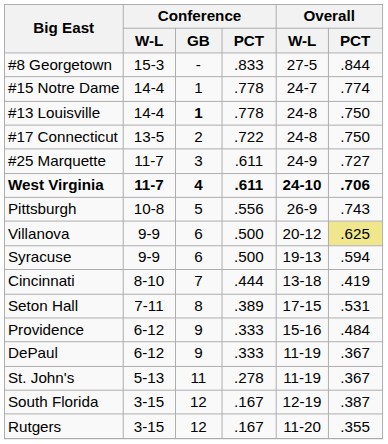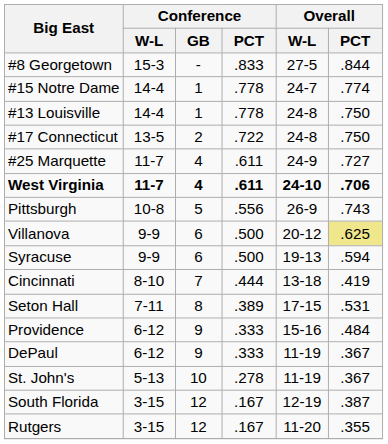(198, 112) bold -> (198, 112) normal
(198, 161) 3 -> (198, 161) 4
(198, 378) 11 -> (198, 378) 10
